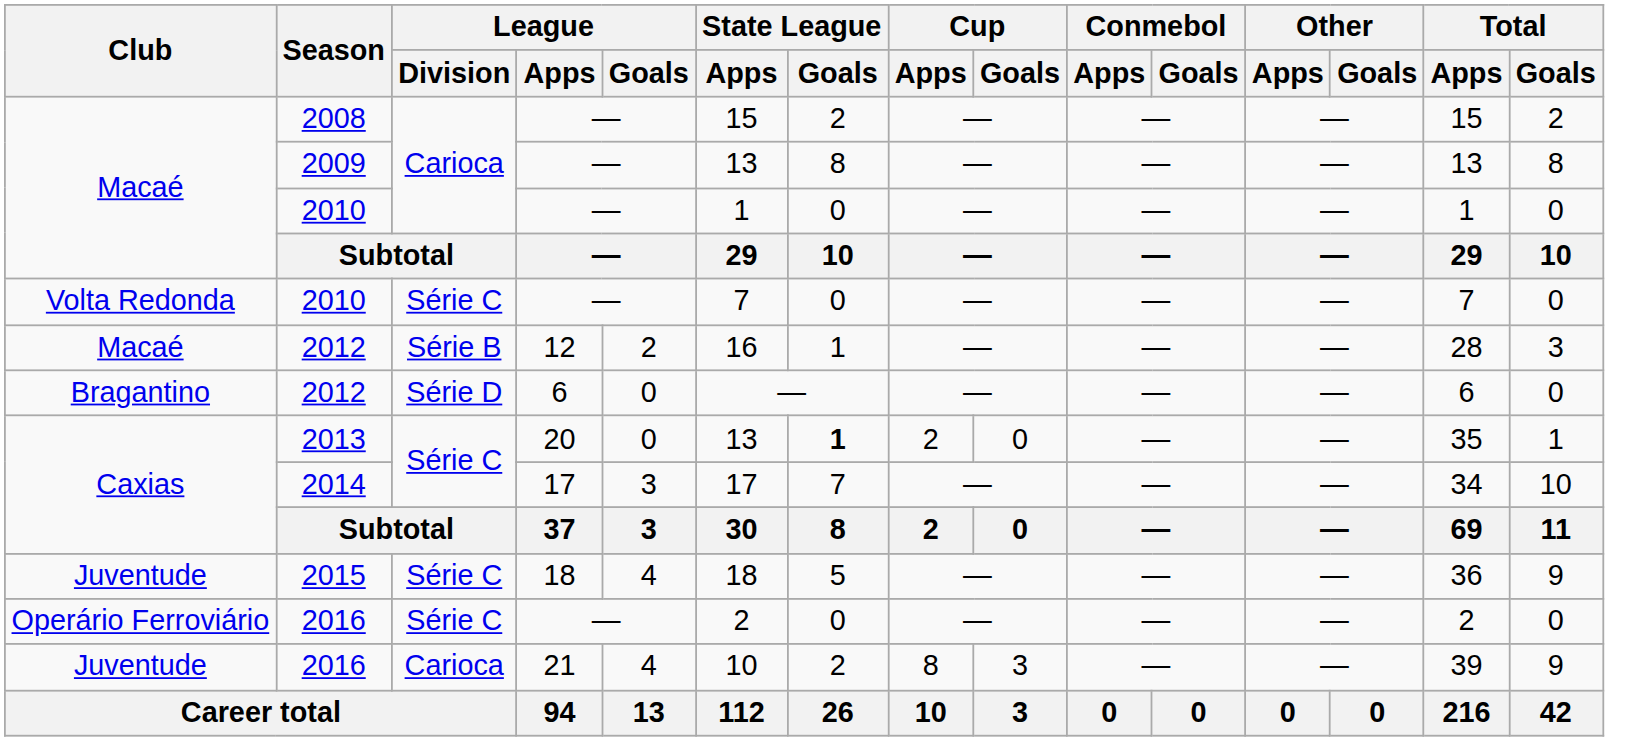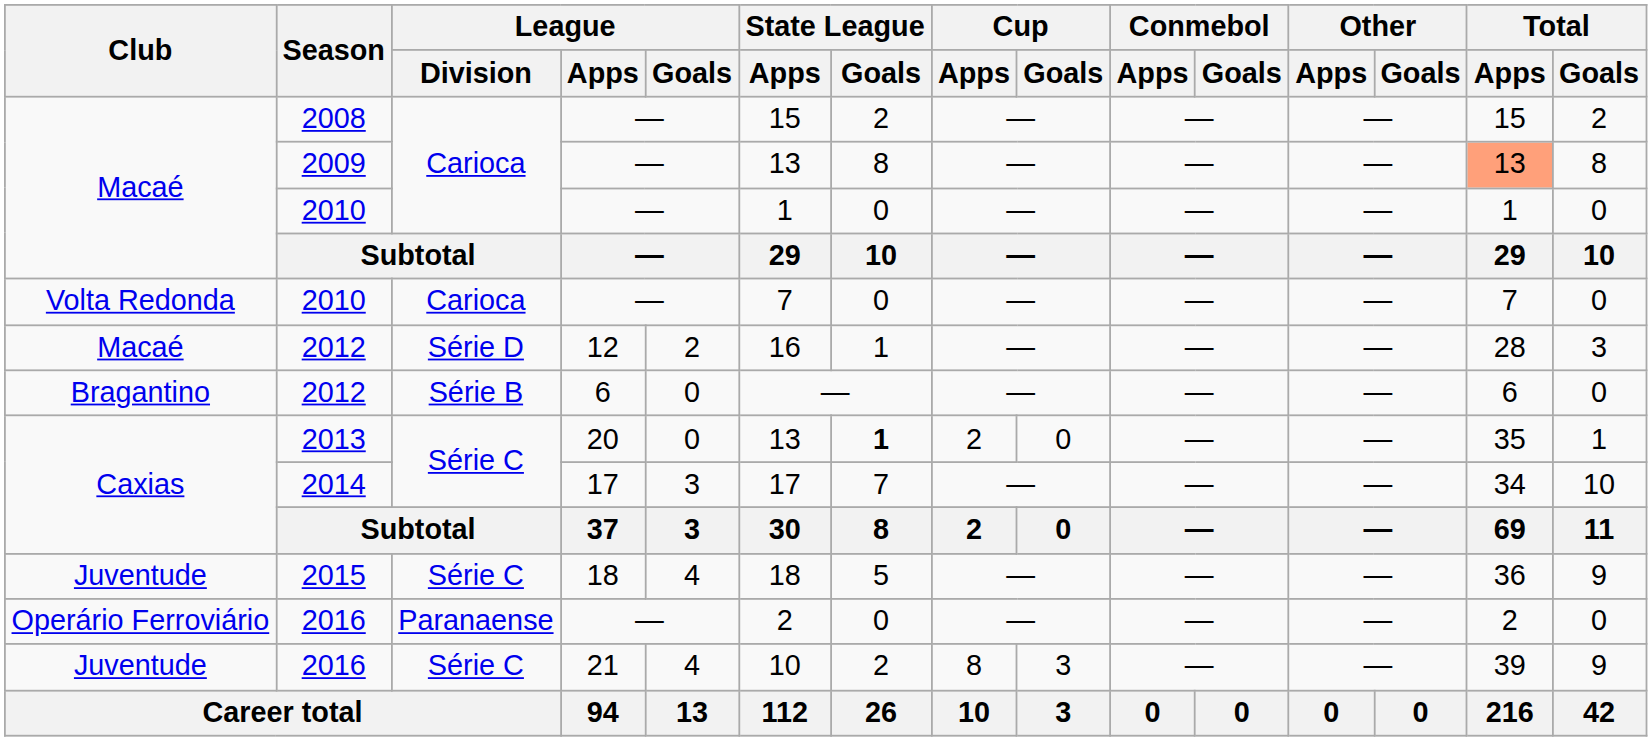(1466, 164) no background -> (1510, 164) lightsalmon background
(454, 301) Série C -> (476, 301) Carioca
(454, 347) Série B -> (476, 347) Série D
(454, 392) Série D -> (476, 392) Série B
(454, 621) Série C -> (476, 621) Paranaense
(454, 666) Carioca -> (476, 666) Série C
